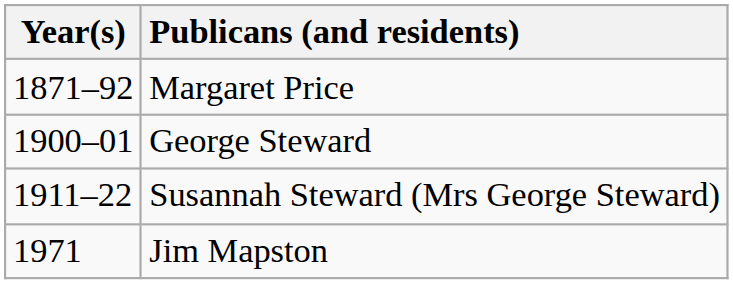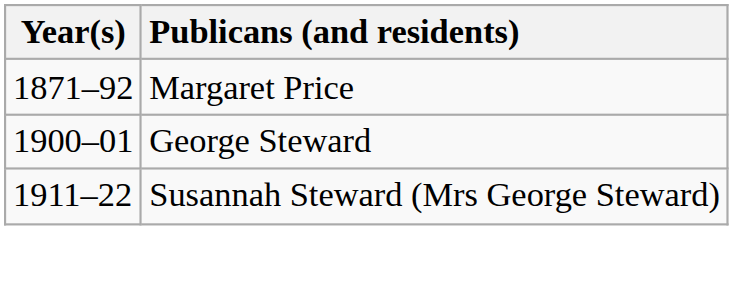- row: (239, 250)
